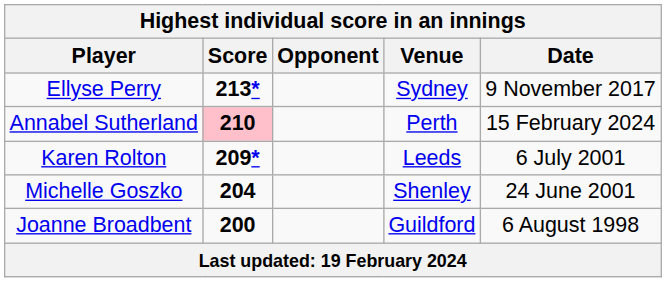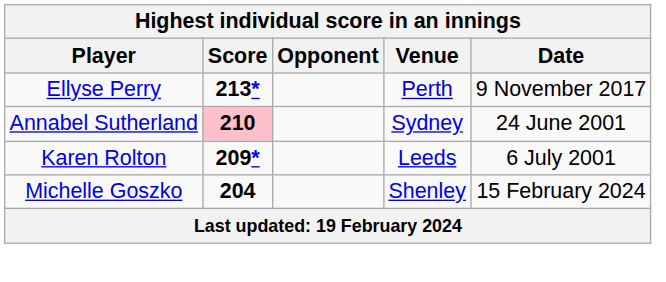(432, 89) Sydney -> (427, 89) Perth
(432, 123) Perth -> (427, 123) Sydney
(571, 123) 15 February 2024 -> (561, 123) 24 June 2001
(571, 191) 24 June 2001 -> (561, 191) 15 February 2024
- row: (104, 225)
